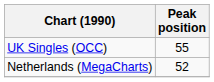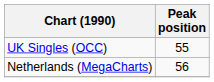(182, 67) 52 -> (182, 67) 56
